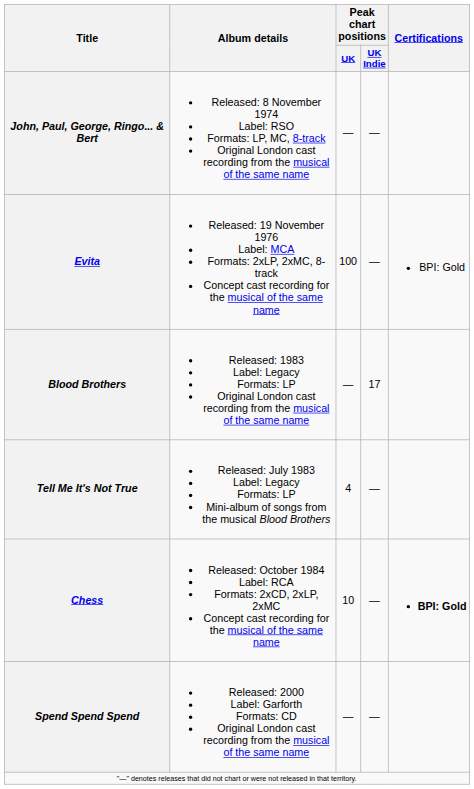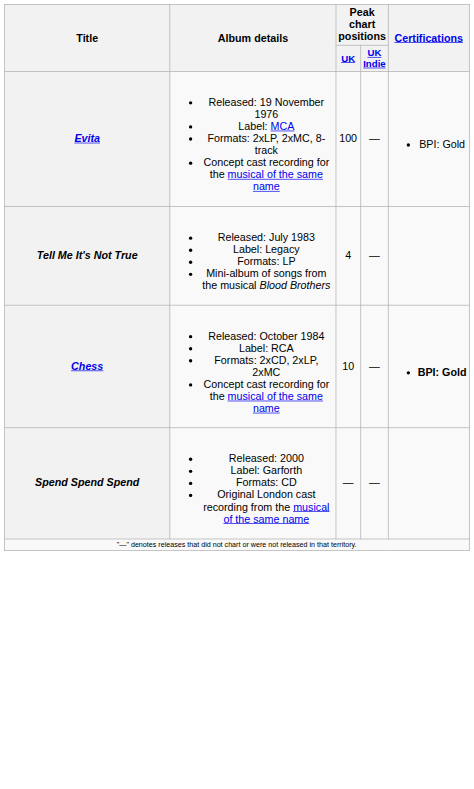- row: (87, 133)
- row: (87, 384)
